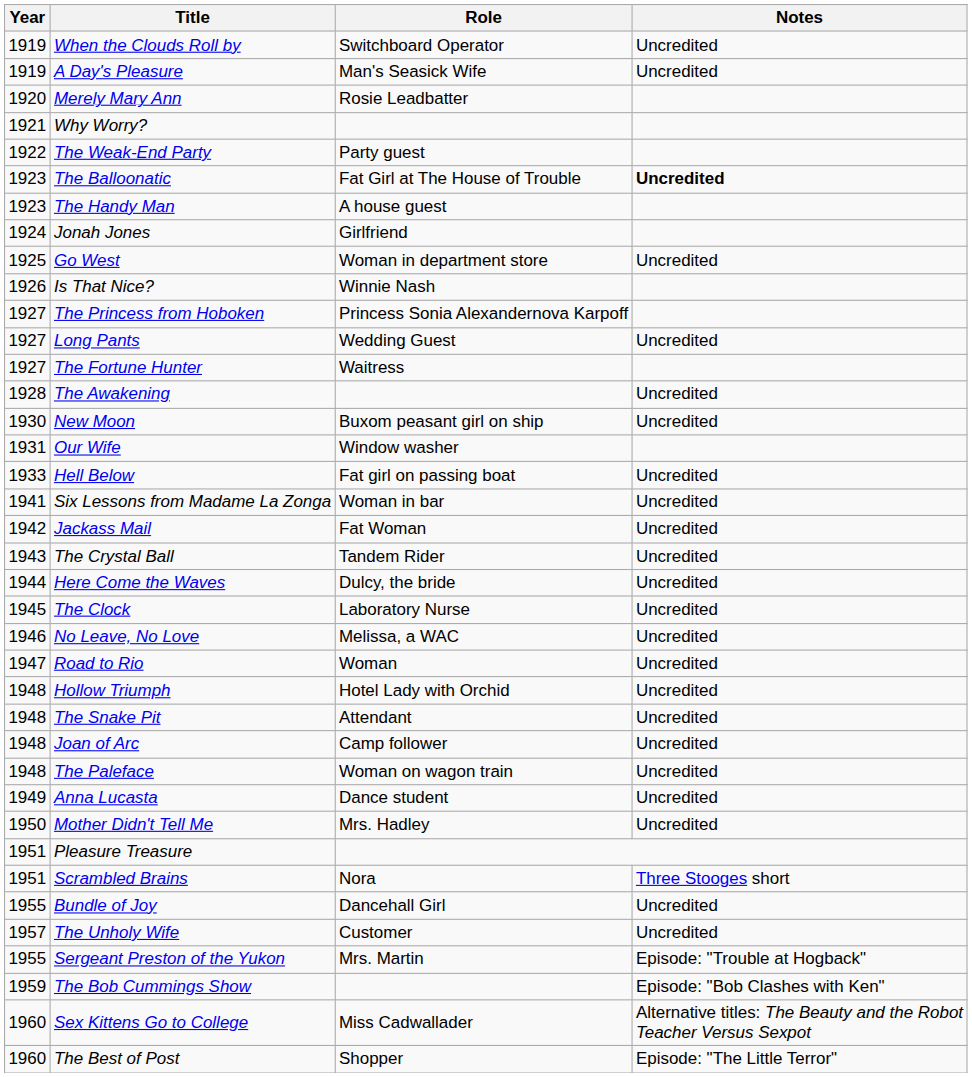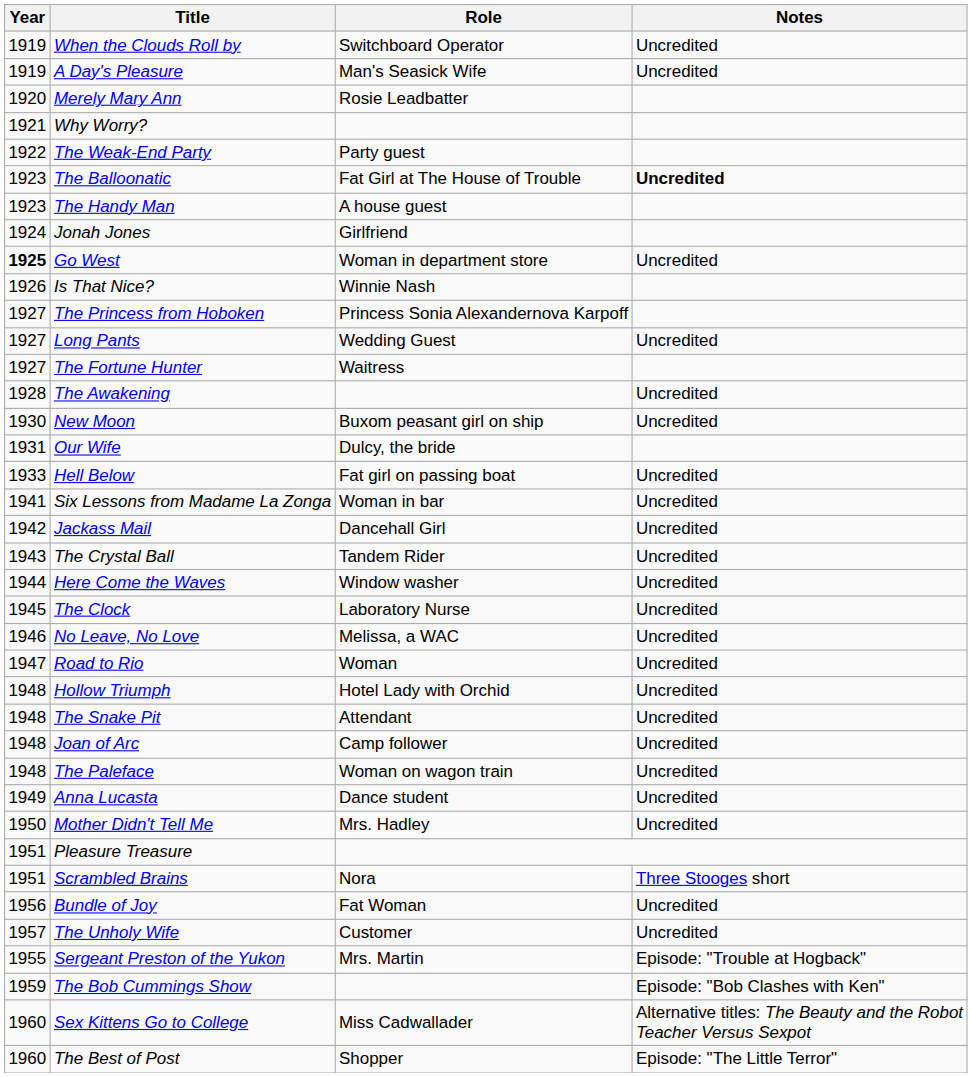(27, 260) normal -> (27, 260) bold
(399, 448) Window washer -> (397, 448) Dulcy, the bride
(383, 529) Fat Woman -> (392, 529) Dancehall Girl
(397, 582) Dulcy, the bride -> (399, 582) Window washer
(27, 905) 1955 -> (27, 905) 1956
(392, 905) Dancehall Girl -> (383, 905) Fat Woman
